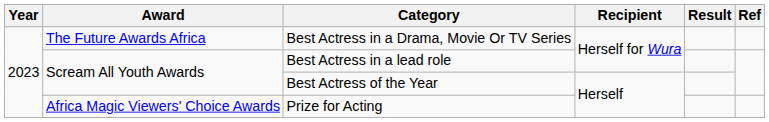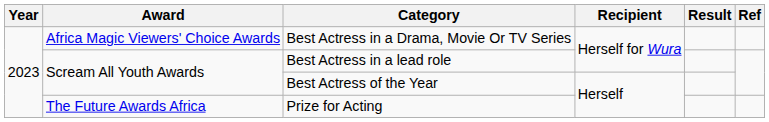(126, 38) The Future Awards Africa -> (163, 38) Africa Magic Viewers' Choice Awards
(163, 106) Africa Magic Viewers' Choice Awards -> (126, 106) The Future Awards Africa
